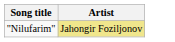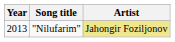+ column: (17, 12)
